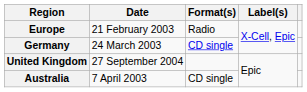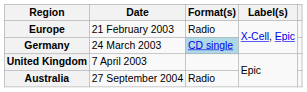(211, 45) no background -> (211, 45) lightblue background
(137, 62) 27 September 2004 -> (119, 62) 7 April 2003
(119, 78) 7 April 2003 -> (137, 78) 27 September 2004
(211, 78) CD single -> (202, 78) Radio
